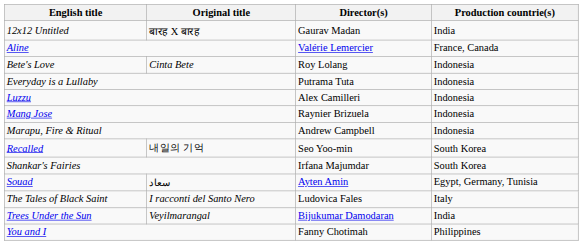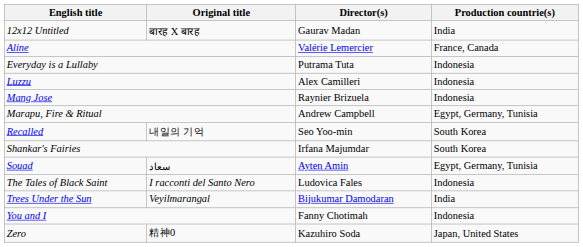- row: (31, 64)
(454, 130) Indonesia -> (486, 114) Egypt, Germany, Tunisia
(443, 199) Italy -> (454, 182) Indonesia
(457, 232) Philippines -> (454, 215) Indonesia
+ row: (16, 233)
